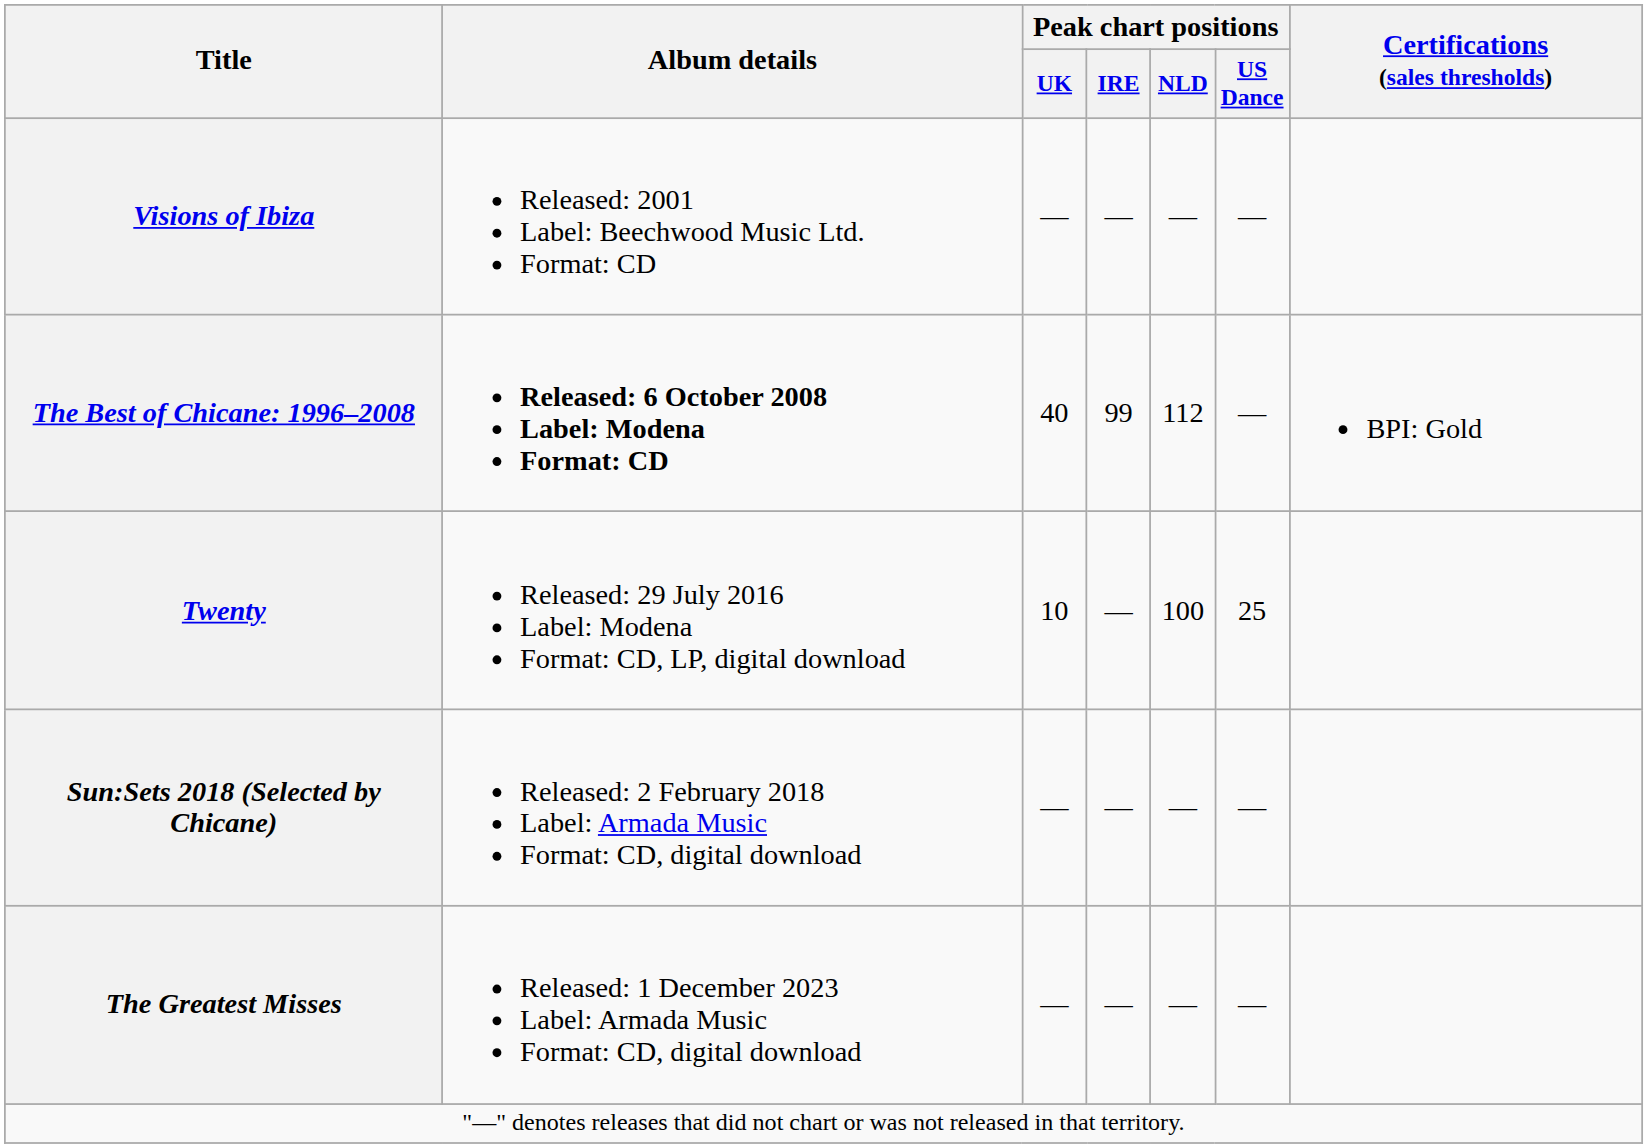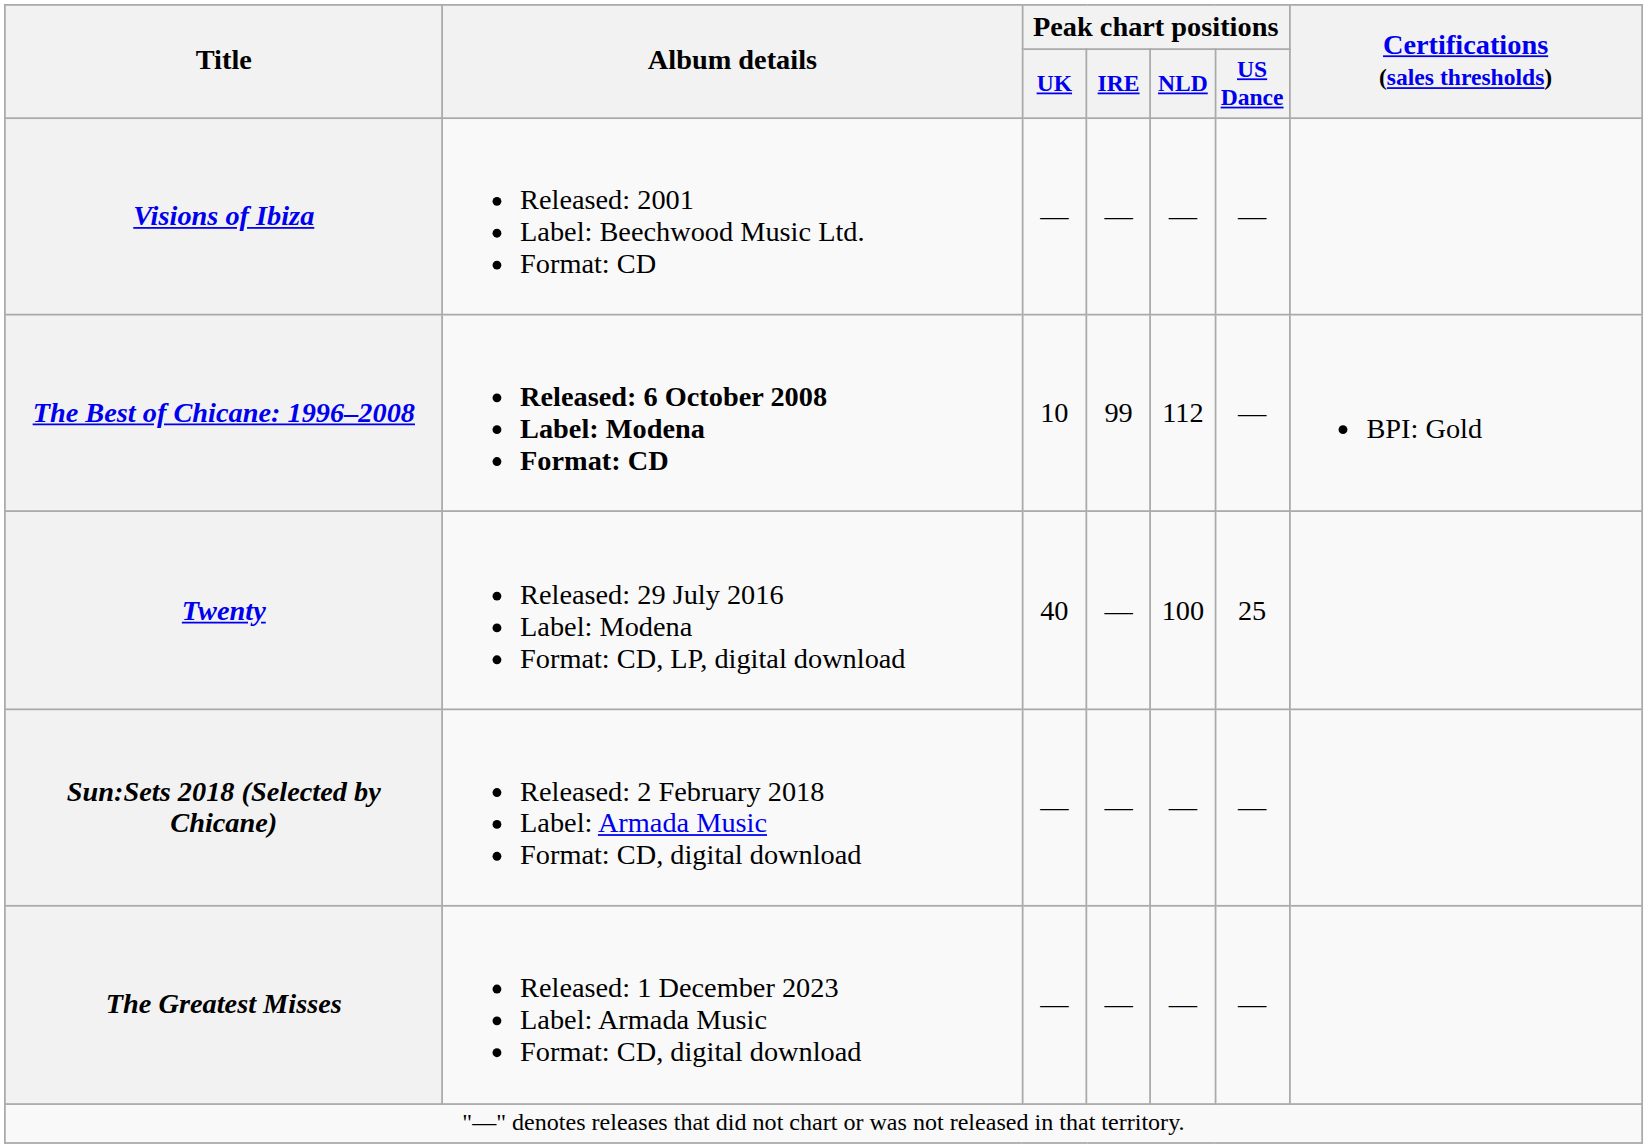(1054, 412) 40 -> (1054, 412) 10
(1054, 610) 10 -> (1054, 610) 40
